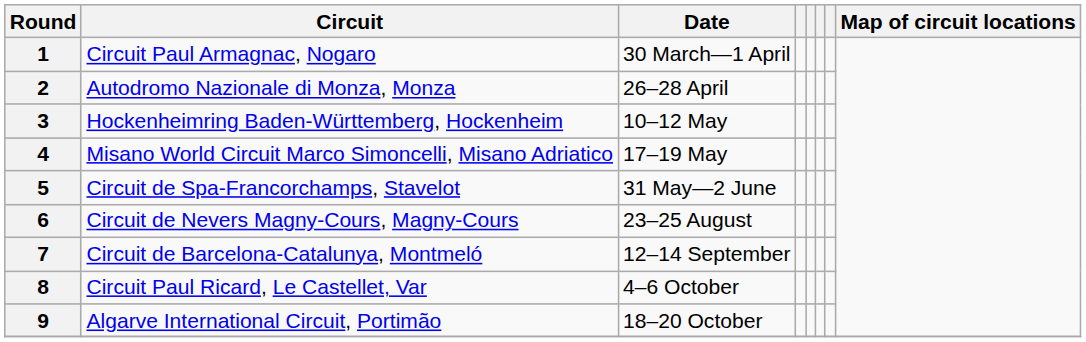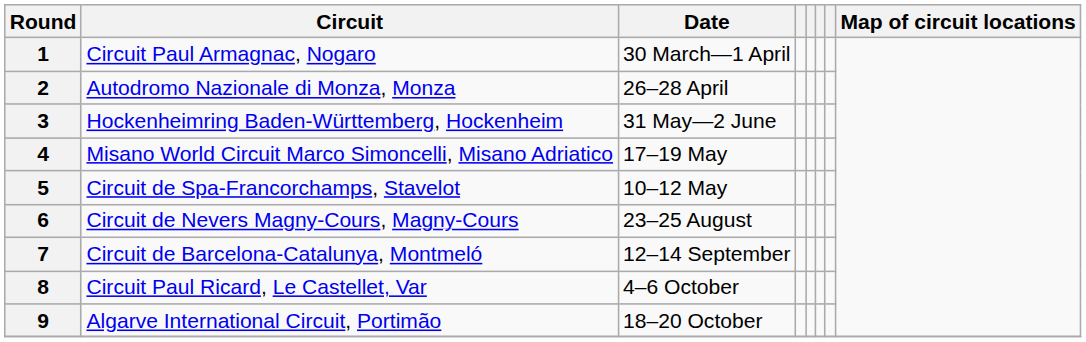(675, 121) 10–12 May -> (700, 121) 31 May—2 June
(700, 187) 31 May—2 June -> (675, 187) 10–12 May
